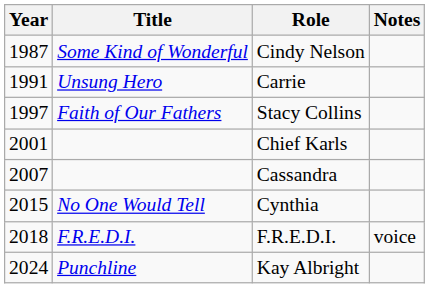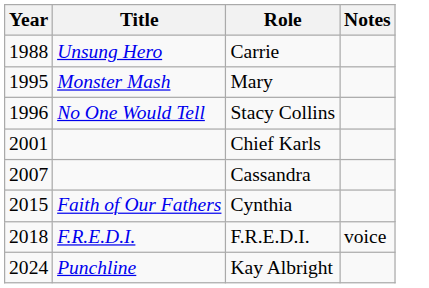- row: (311, 50)
(29, 81) 1991 -> (29, 50) 1988
+ row: (252, 81)
(29, 112) 1997 -> (29, 112) 1996
(139, 112) Faith of Our Fathers -> (131, 112) No One Would Tell
(131, 205) No One Would Tell -> (139, 205) Faith of Our Fathers
